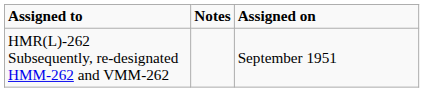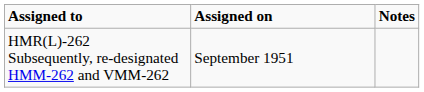columns swapped: (277, 16) <-> (212, 16)
